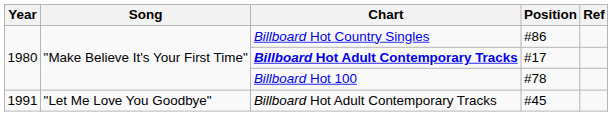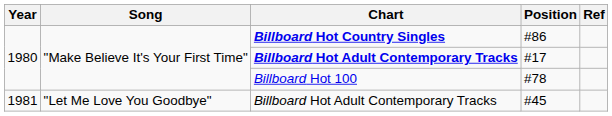(342, 36) normal -> (349, 36) bold
(22, 100) 1991 -> (22, 100) 1981
